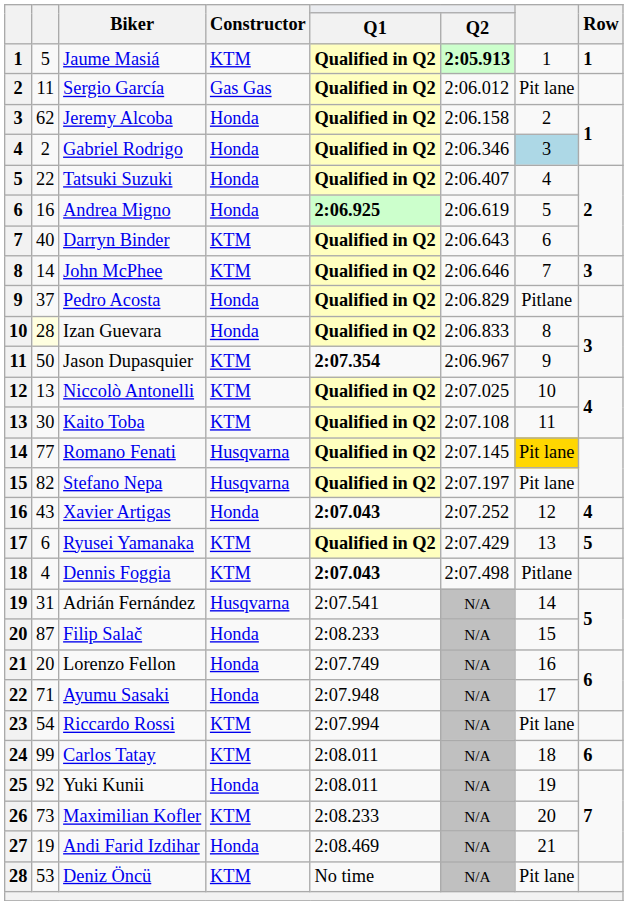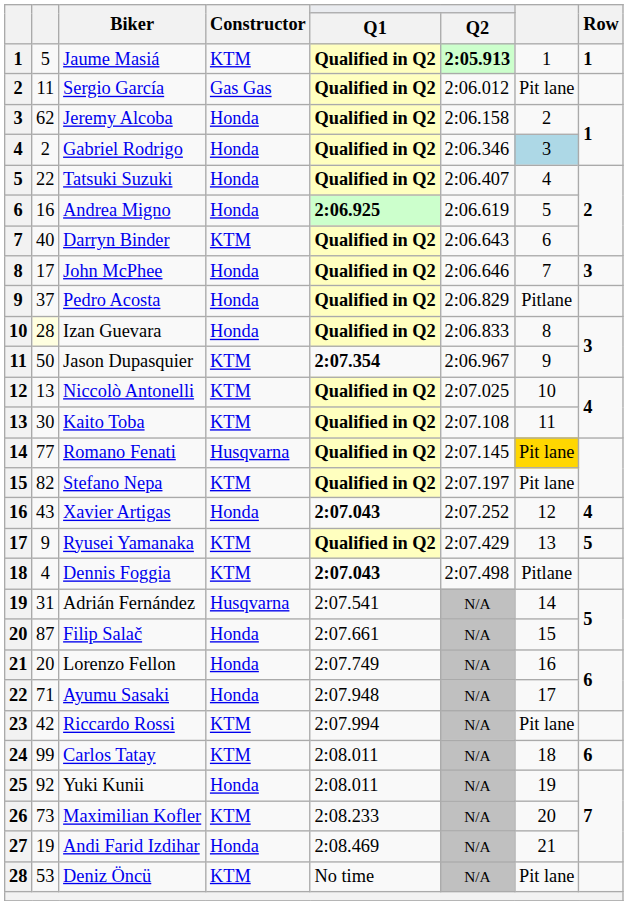(45, 270) 14 -> (45, 270) 17
(230, 270) KTM -> (234, 270) Honda
(250, 482) Husqvarna -> (230, 482) KTM
(45, 542) 6 -> (45, 542) 9
(347, 633) 2:08.233 -> (347, 633) 2:07.661
(45, 724) 54 -> (45, 724) 42
